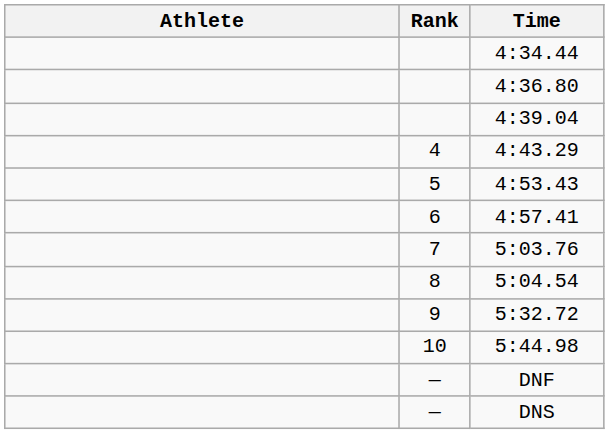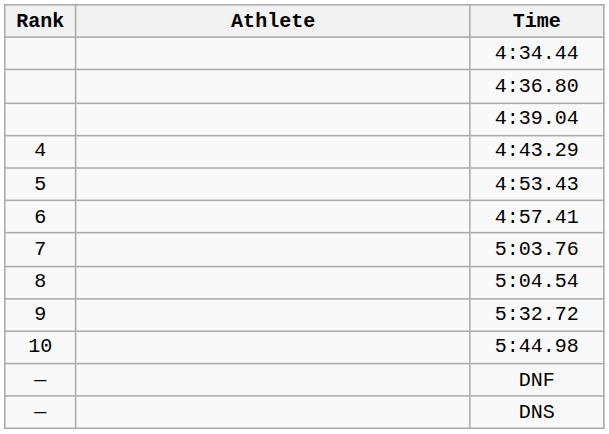columns swapped: (435, 21) <-> (202, 21)
